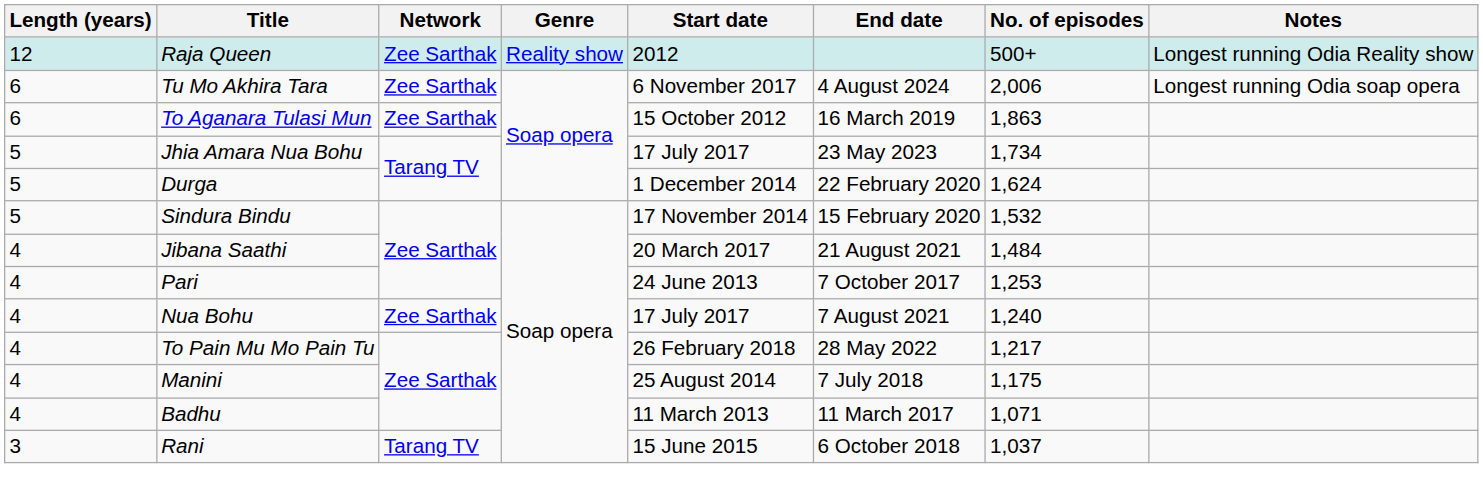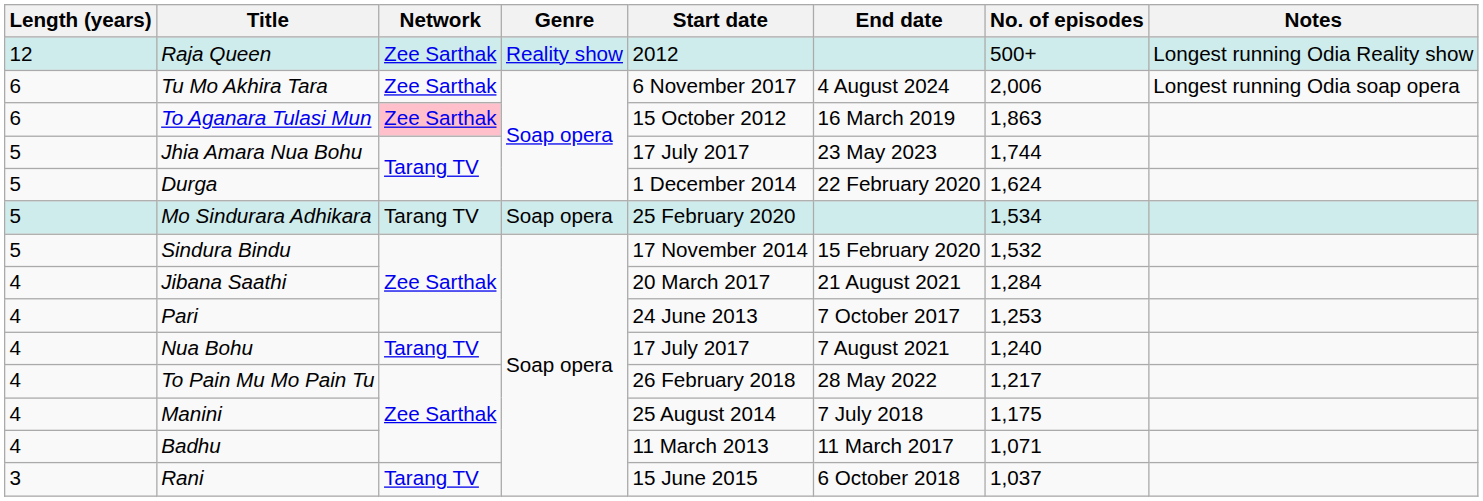(440, 119) no background -> (440, 119) pink background
(1016, 151) 1,734 -> (1016, 151) 1,744
+ row: (266, 217)
(1016, 250) 1,484 -> (1016, 282) 1,284
(440, 315) Zee Sarthak -> (431, 348) Tarang TV
